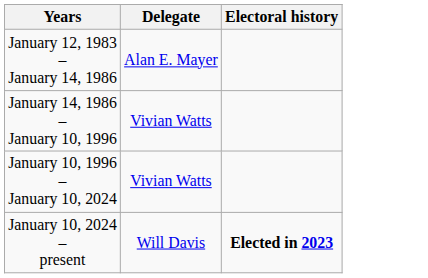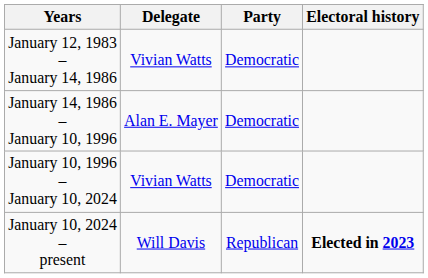+ column: (262, 17)
(171, 60) Alan E. Mayer -> (171, 60) Vivian Watts
(171, 120) Vivian Watts -> (171, 120) Alan E. Mayer
